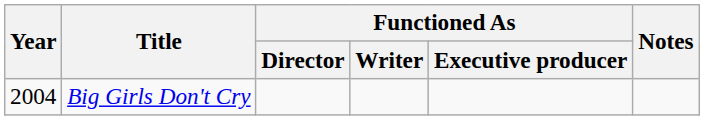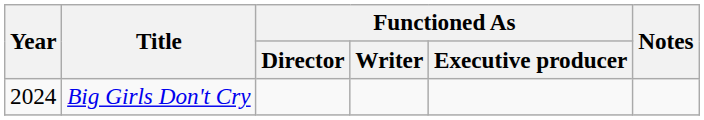(33, 96) 2004 -> (33, 96) 2024
